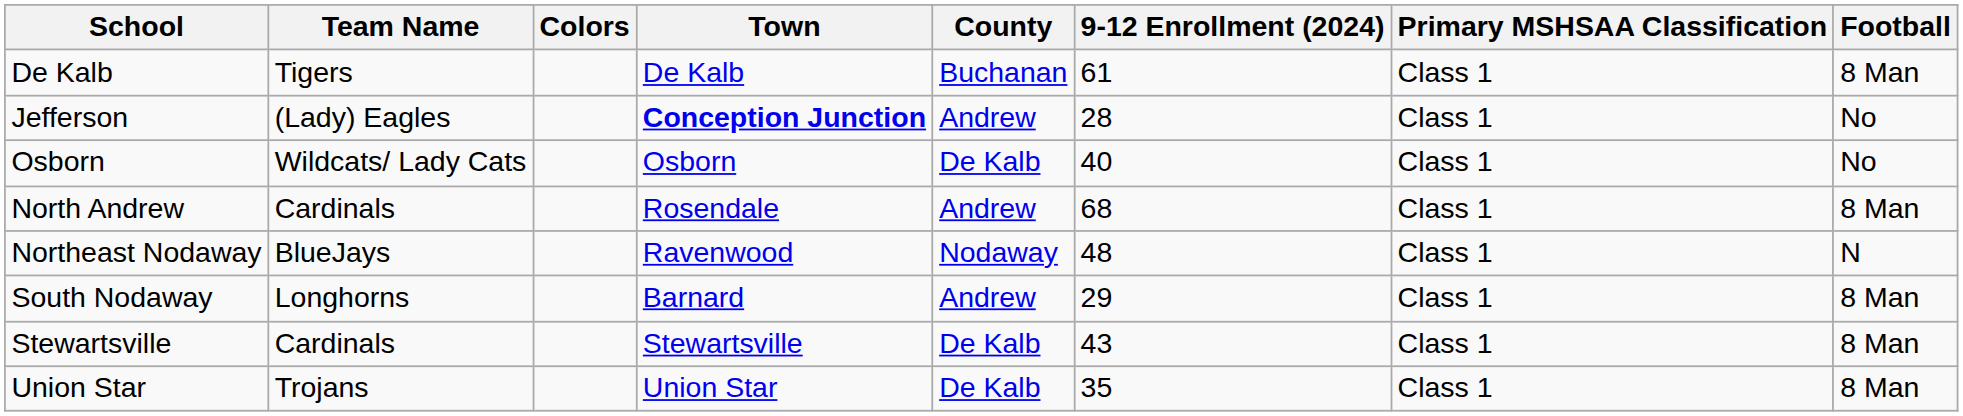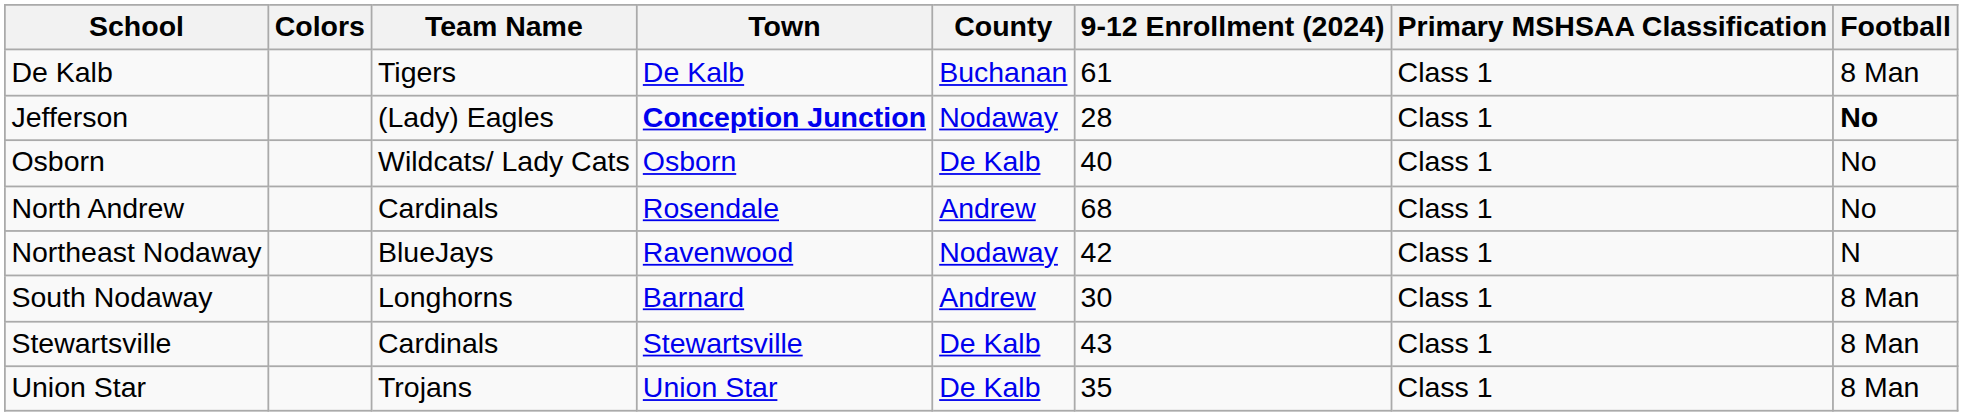columns swapped: (401, 27) <-> (585, 27)
(987, 117) Andrew -> (999, 117) Nodaway
(1858, 117) normal -> (1859, 117) bold
(1880, 207) 8 Man -> (1858, 207) No
(1096, 252) 48 -> (1096, 252) 42
(1096, 298) 29 -> (1096, 298) 30
